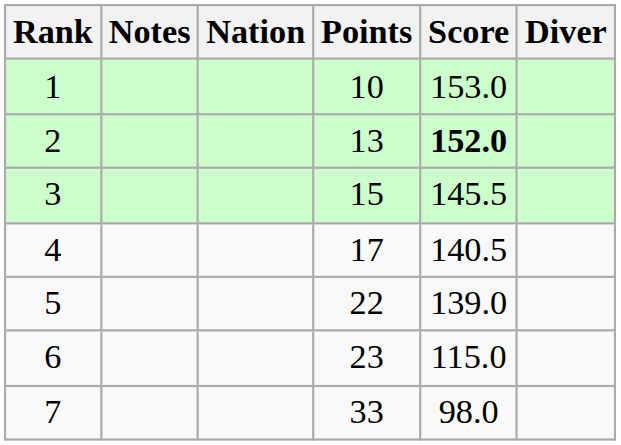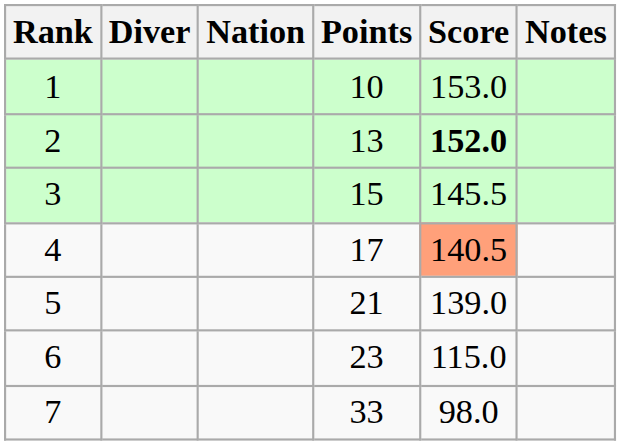columns swapped: (566, 31) <-> (150, 31)
(469, 248) no background -> (469, 248) lightsalmon background
(367, 303) 22 -> (367, 303) 21
